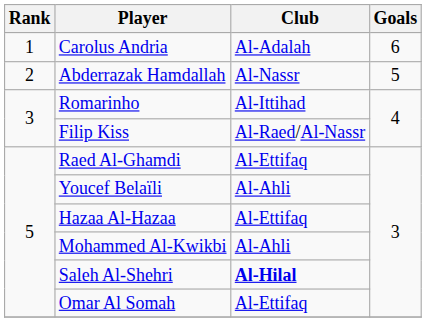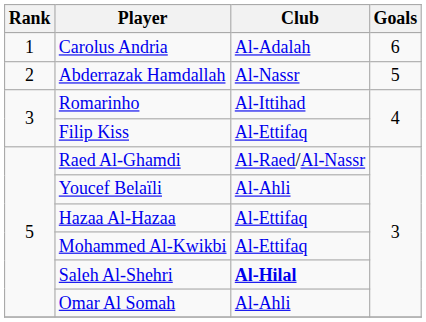(300, 132) Al-Raed/Al-Nassr -> (271, 132) Al-Ettifaq
(271, 160) Al-Ettifaq -> (300, 160) Al-Raed/Al-Nassr
(263, 246) Al-Ahli -> (271, 246) Al-Ettifaq
(271, 302) Al-Ettifaq -> (263, 302) Al-Ahli
